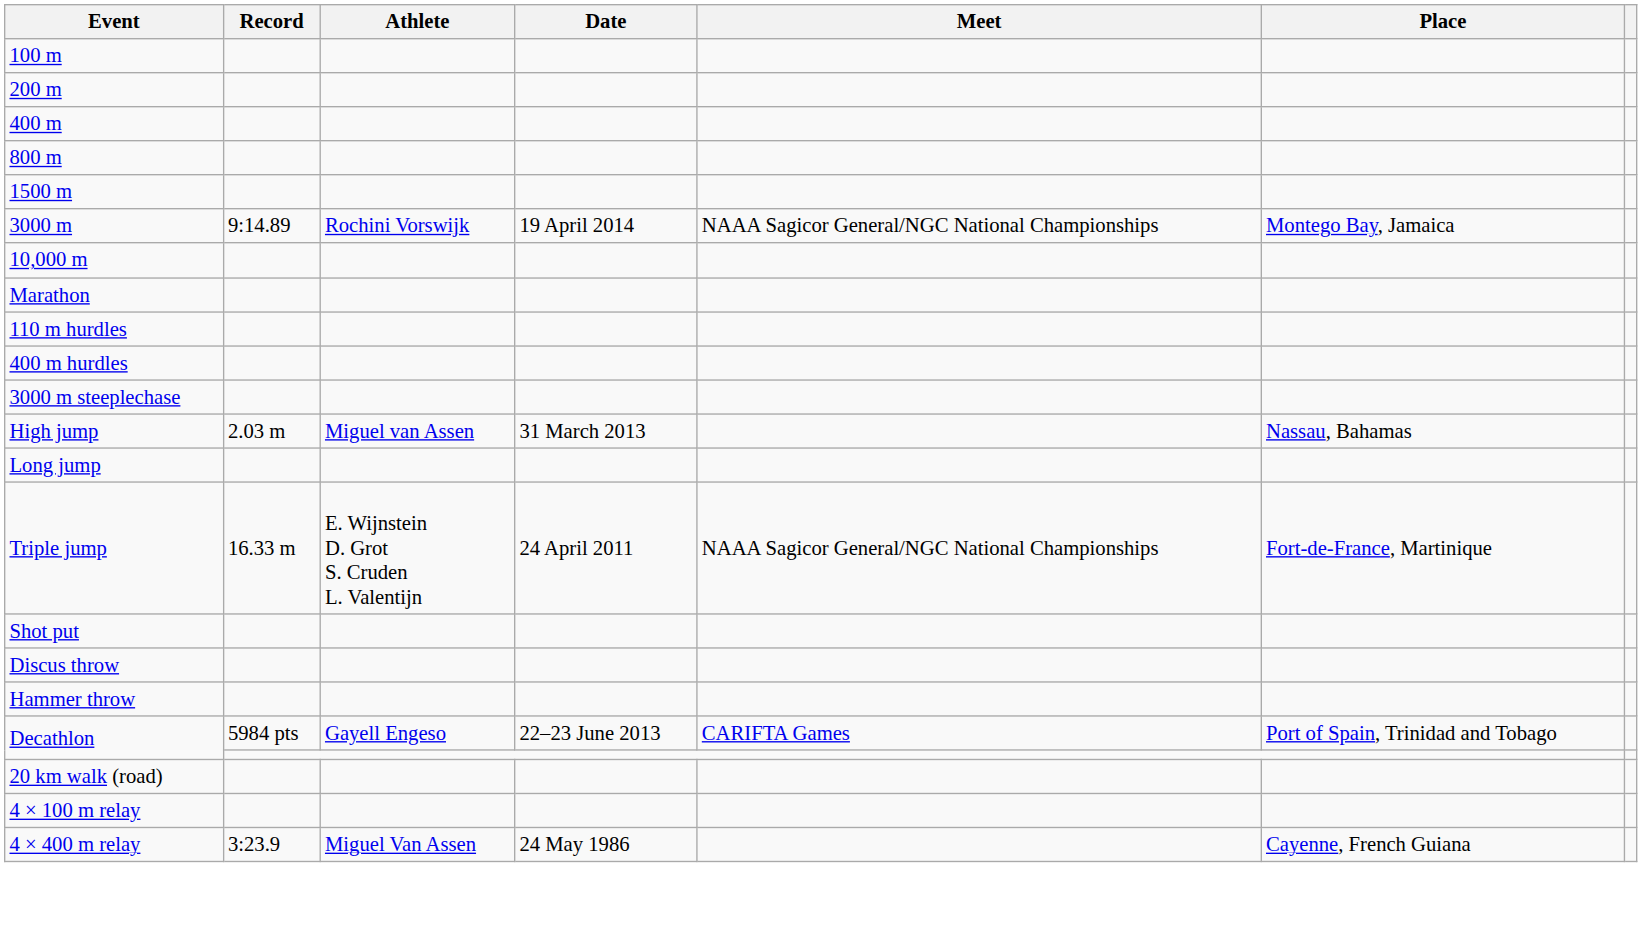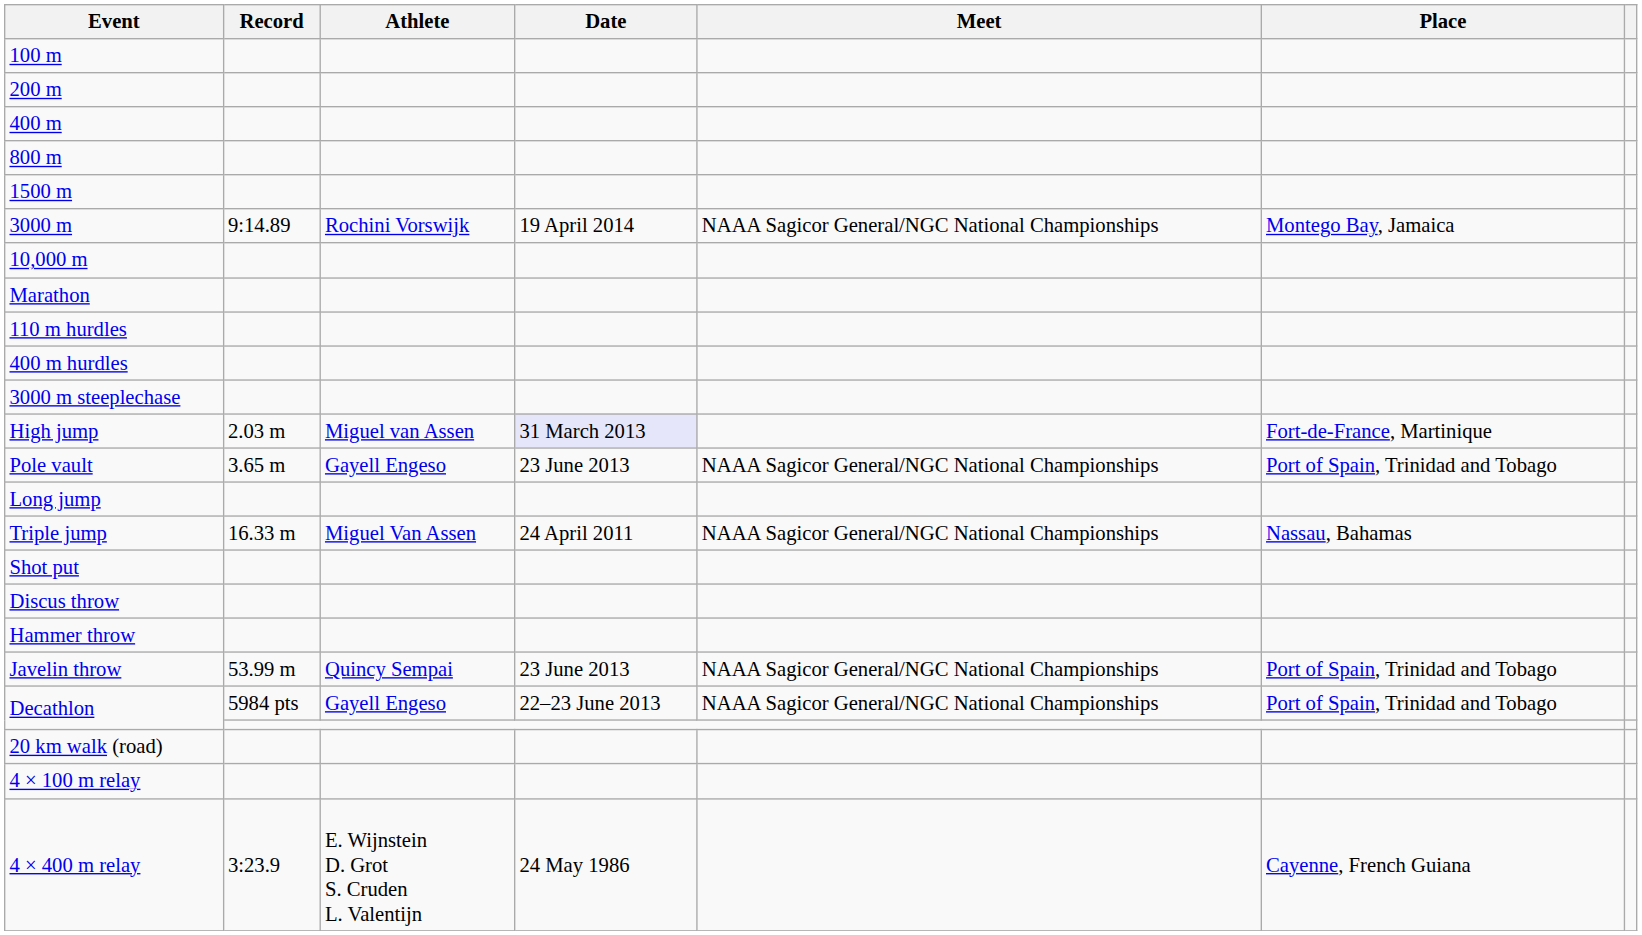(582, 430) no background -> (582, 430) lavender background
(1339, 430) Nassau, Bahamas -> (1379, 430) Fort-de-France, Martinique
+ row: (51, 464)
(376, 560) E. Wijnstein D. Grot S. Cruden L. Valentijn -> (401, 533) Miguel Van Assen
(1379, 547) Fort-de-France, Martinique -> (1339, 533) Nassau, Bahamas
+ row: (65, 669)
(776, 733) CARIFTA Games -> (930, 703) NAAA Sagicor General/NGC National Championships
(401, 845) Miguel Van Assen -> (376, 876) E. Wijnstein D. Grot S. Cruden L. Valentijn
